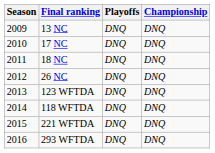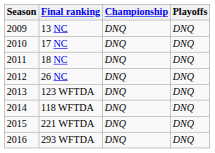columns swapped: (122, 12) <-> (176, 12)
